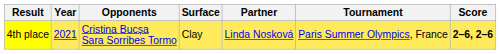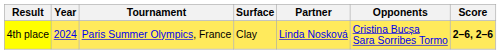columns swapped: (373, 12) <-> (129, 12)
(65, 35) 2021 -> (65, 35) 2024
